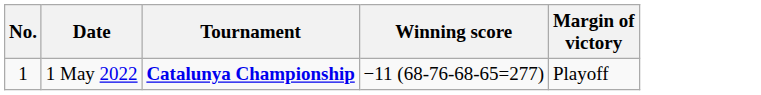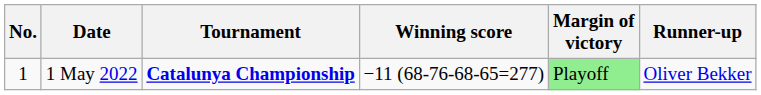+ column: (697, 31)
(581, 74) no background -> (581, 74) lightgreen background
